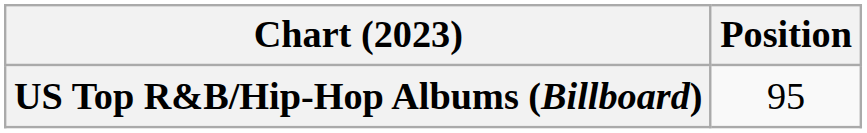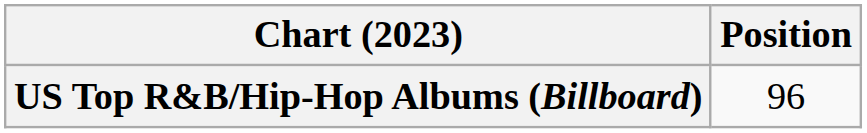(786, 95) 95 -> (786, 95) 96
